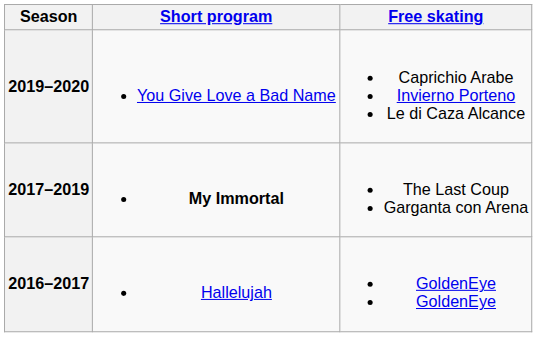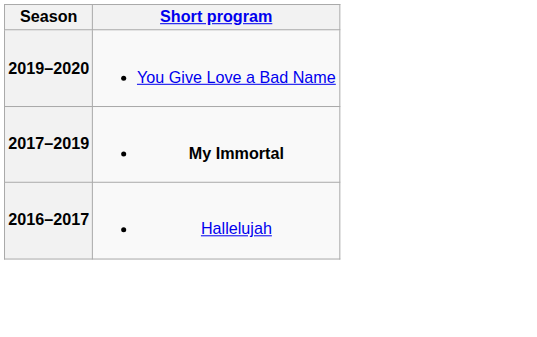- column: (436, 17)
